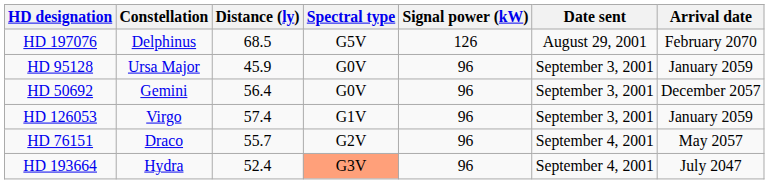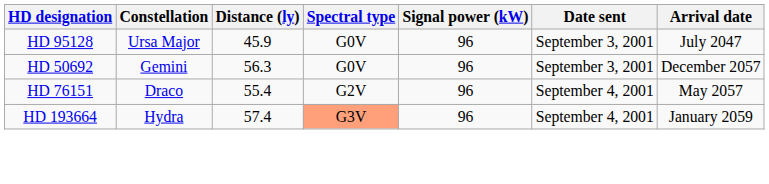- row: (60, 41)
(711, 66) January 2059 -> (711, 41) July 2047
(258, 91) 56.4 -> (258, 66) 56.3
- row: (60, 116)
(258, 141) 55.7 -> (258, 91) 55.4
(258, 166) 52.4 -> (258, 116) 57.4
(711, 166) July 2047 -> (711, 116) January 2059
